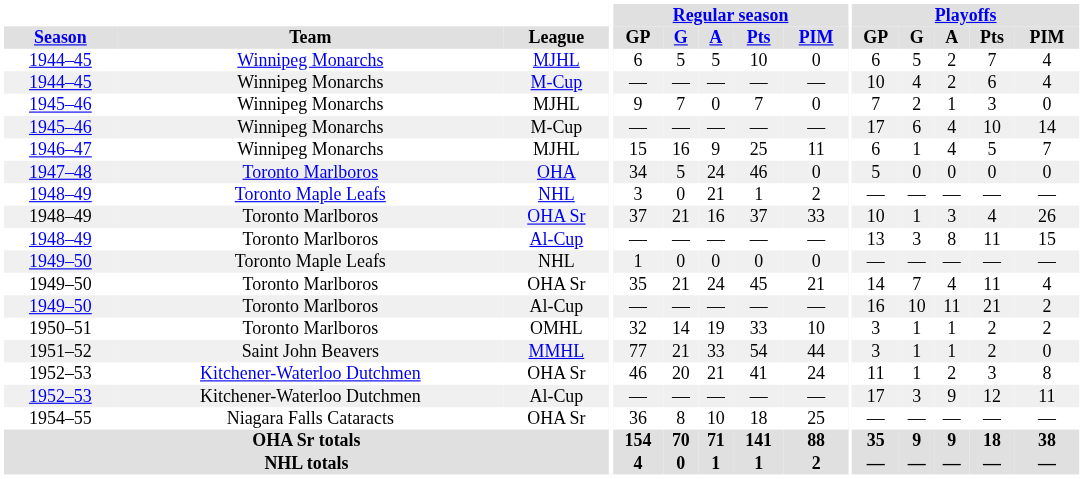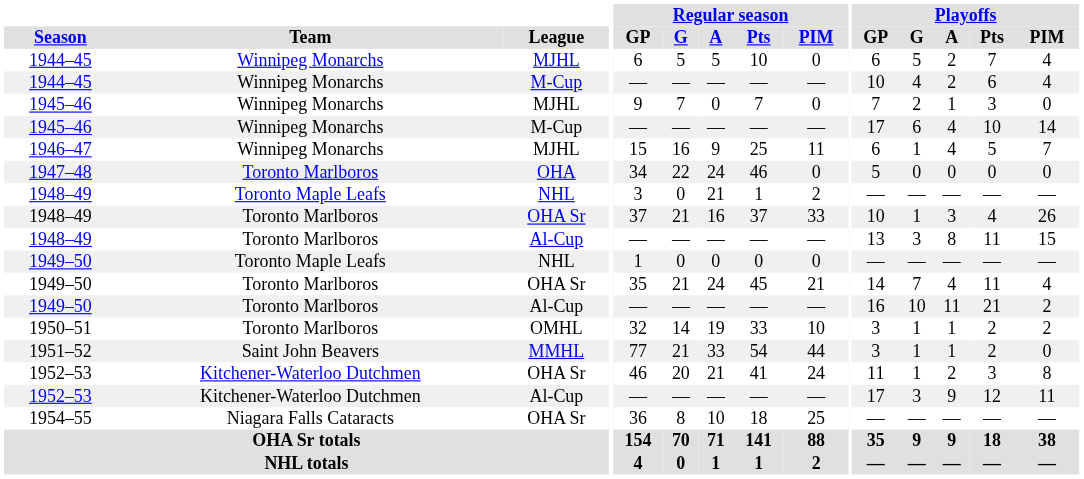(681, 171) 5 -> (681, 171) 22
